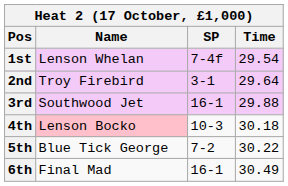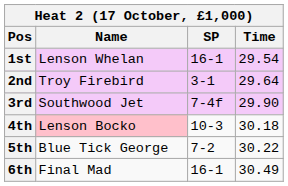(207, 60) 7-4f -> (207, 60) 16-1
(207, 104) 16-1 -> (207, 104) 7-4f
(259, 104) 29.88 -> (259, 104) 29.90
